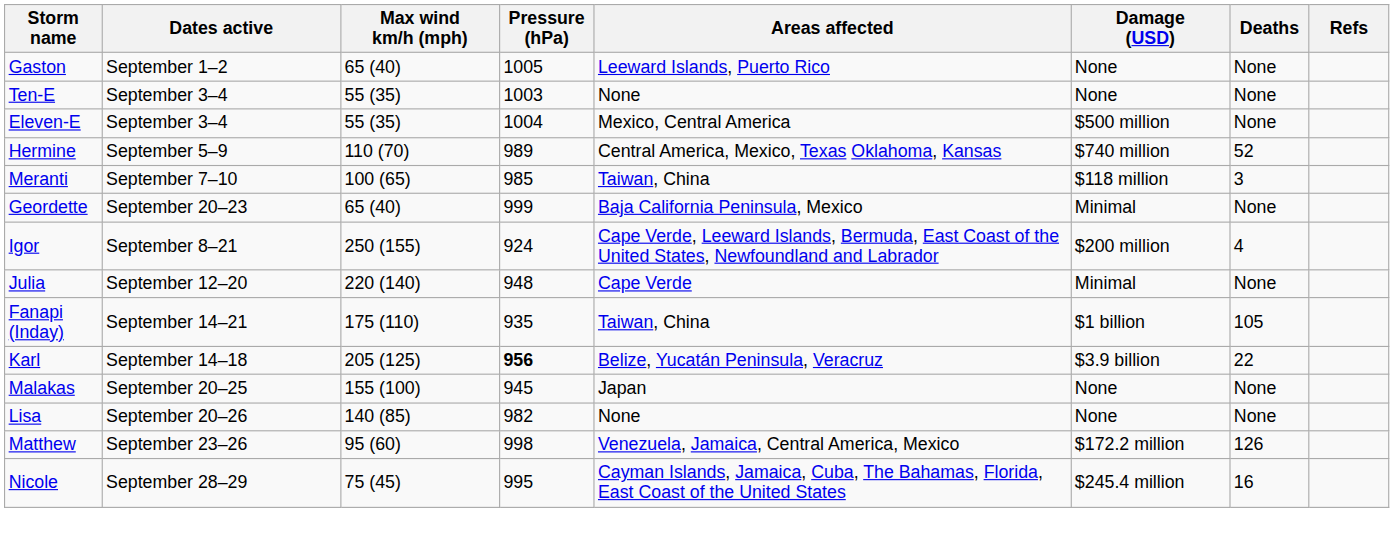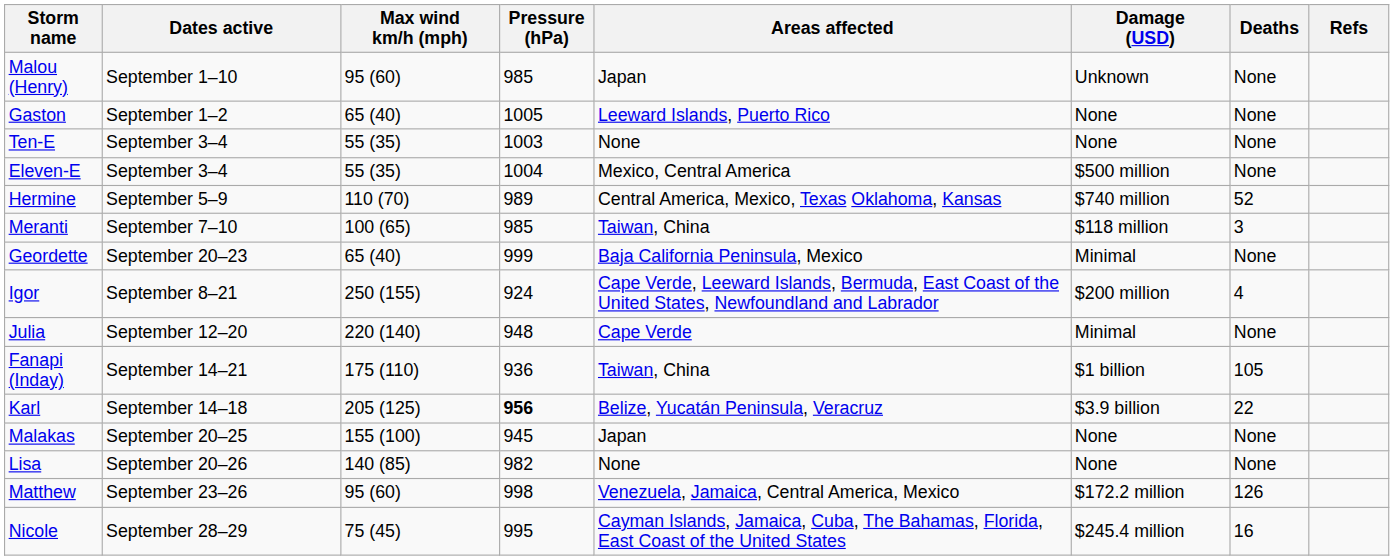+ row: (38, 76)
(518, 322) 935 -> (518, 370) 936
